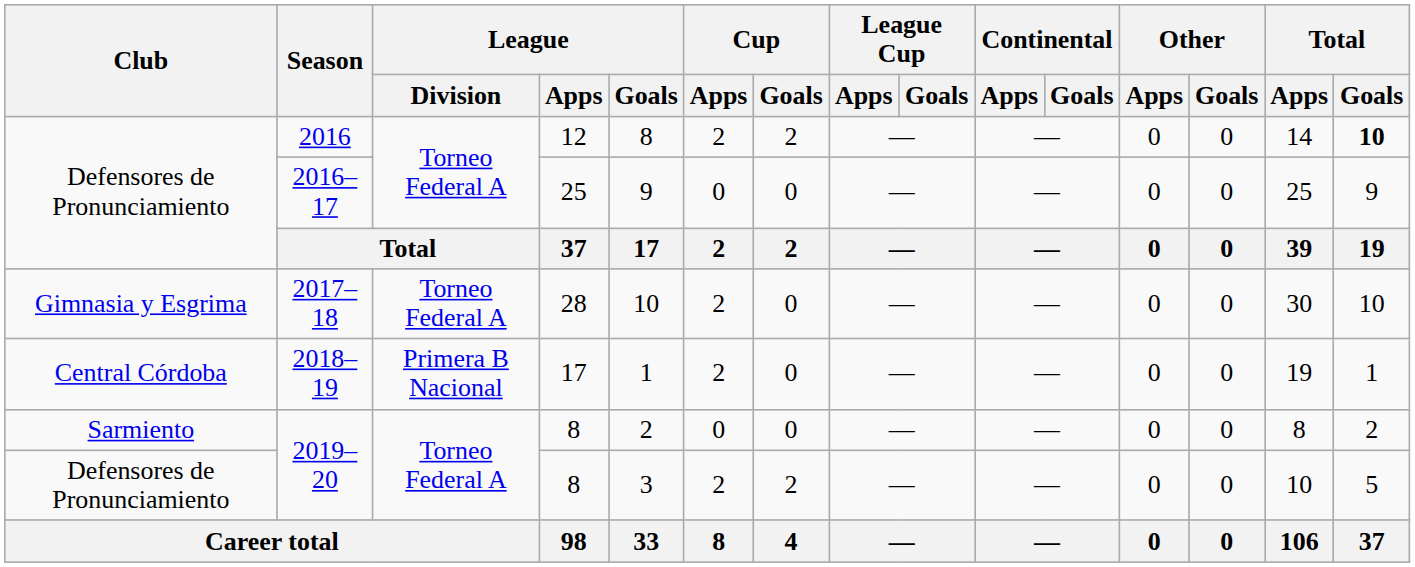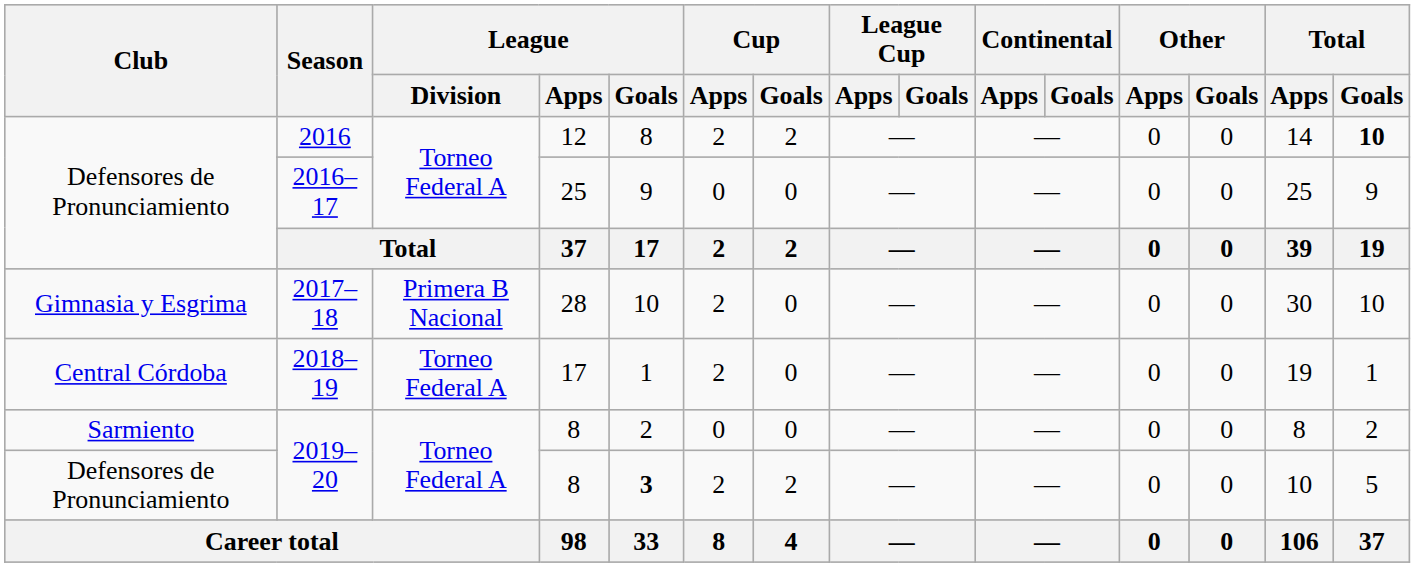(456, 303) Torneo Federal A -> (456, 303) Primera B Nacional
(456, 373) Primera B Nacional -> (456, 373) Torneo Federal A
(646, 485) normal -> (646, 485) bold
